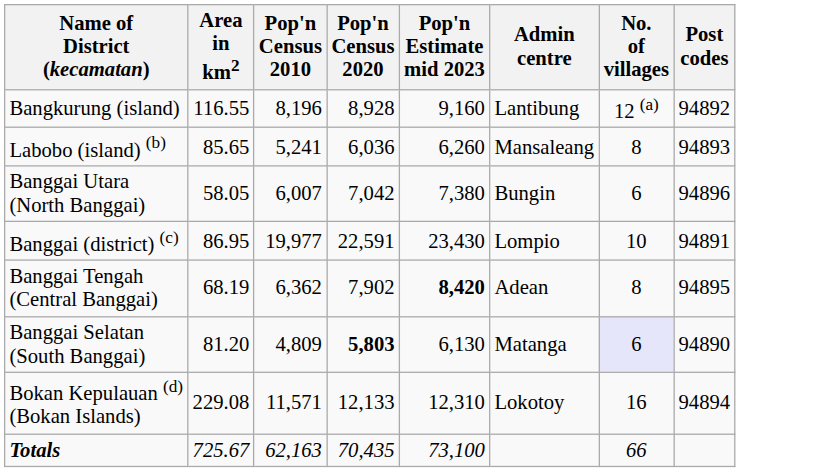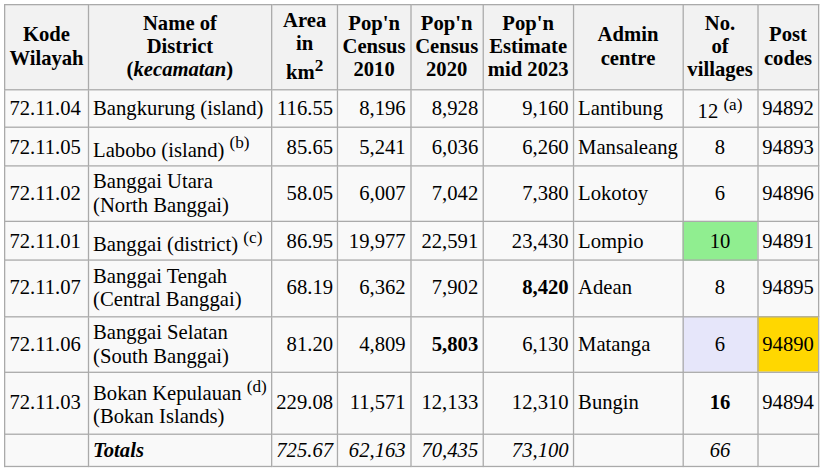+ column: (46, 46)
(525, 193) Bungin -> (613, 193) Lokotoy
(636, 240) no background -> (720, 240) lightgreen background
(704, 344) no background -> (788, 344) gold background
(529, 402) Lokotoy -> (609, 402) Bungin
(636, 402) normal -> (720, 402) bold
